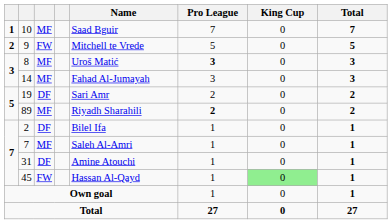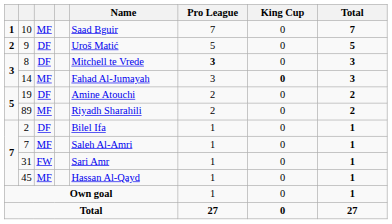(44, 45) FW -> (44, 45) DF
(108, 45) Mitchell te Vrede -> (95, 45) Uroš Matić
(44, 62) MF -> (44, 62) DF
(95, 62) Uroš Matić -> (108, 62) Mitchell te Vrede
(282, 78) normal -> (282, 78) bold
(90, 95) Sari Amr -> (103, 95) Amine Atouchi
(213, 111) bold -> (213, 111) normal
(44, 161) DF -> (44, 161) FW
(103, 161) Amine Atouchi -> (90, 161) Sari Amr
(44, 177) FW -> (44, 177) MF
(282, 177) lightgreen background -> (282, 177) no background
